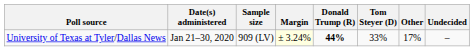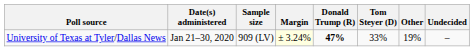(335, 38) 44% -> (335, 38) 47%
(412, 38) 17% -> (412, 38) 19%
